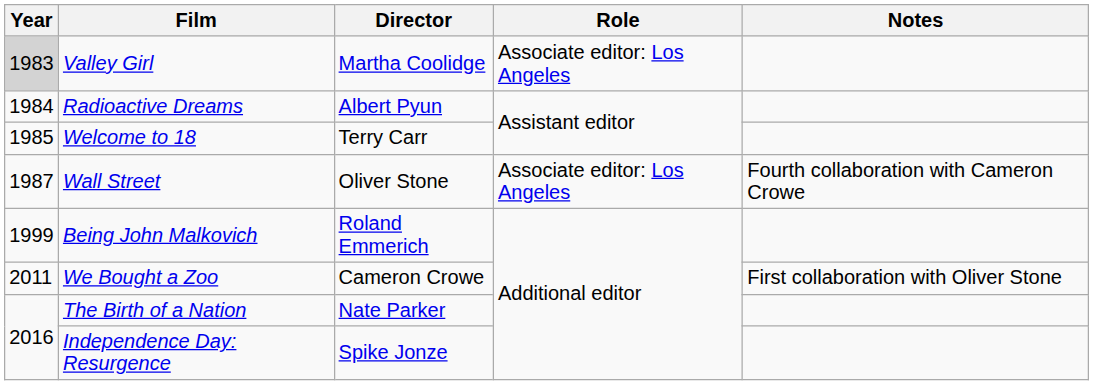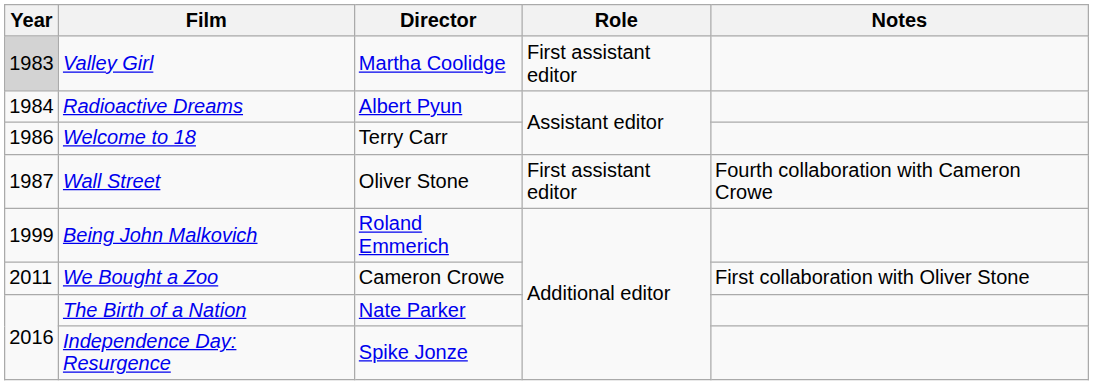(591, 63) Associate editor: Los Angeles -> (589, 63) First assistant editor
(31, 138) 1985 -> (31, 138) 1986
(591, 180) Associate editor: Los Angeles -> (589, 180) First assistant editor
